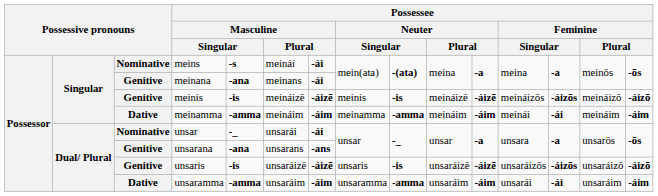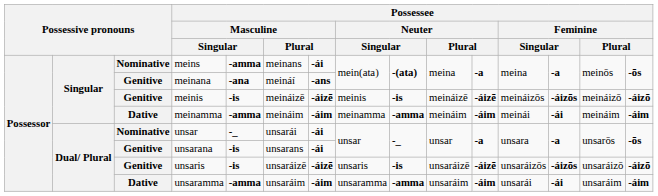(233, 64) -s -> (245, 64) -amma
(280, 64) meináí -> (284, 64) meinans
(284, 81) meinans -> (280, 81) meináí
(317, 81) -ái -> (321, 81) -ans
(239, 149) -ana -> (234, 149) -is
(321, 149) -ans -> (317, 149) -ái
